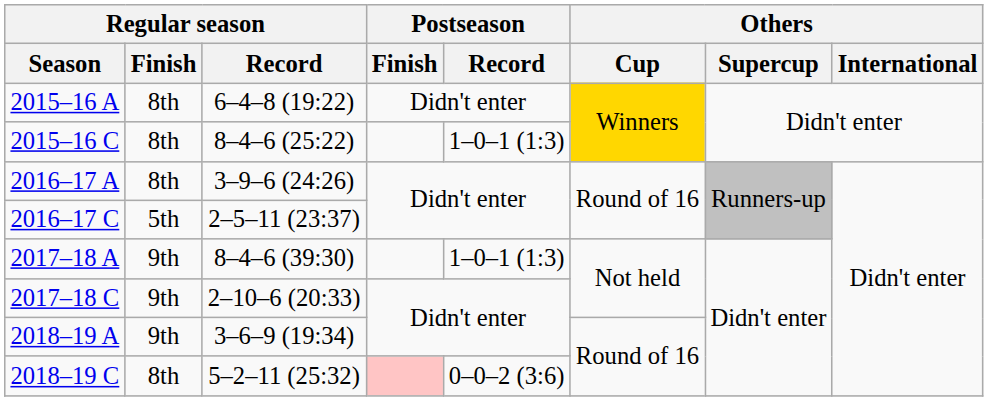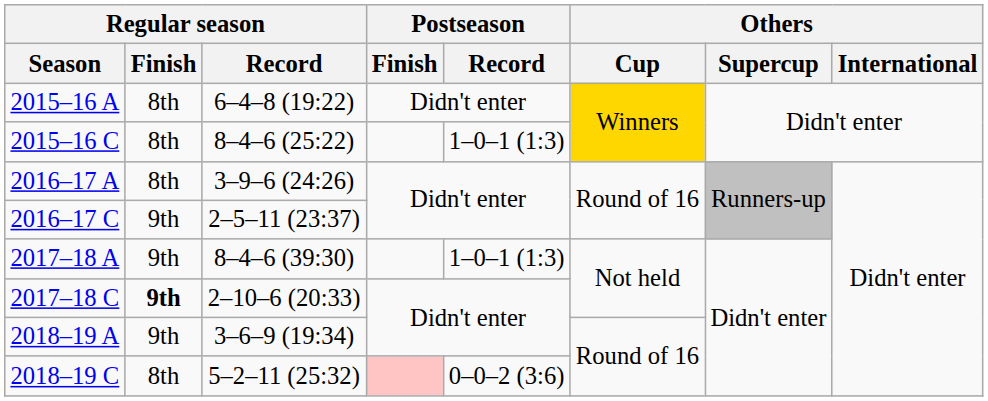(163, 219) 5th -> (163, 219) 9th
(163, 297) normal -> (163, 297) bold
